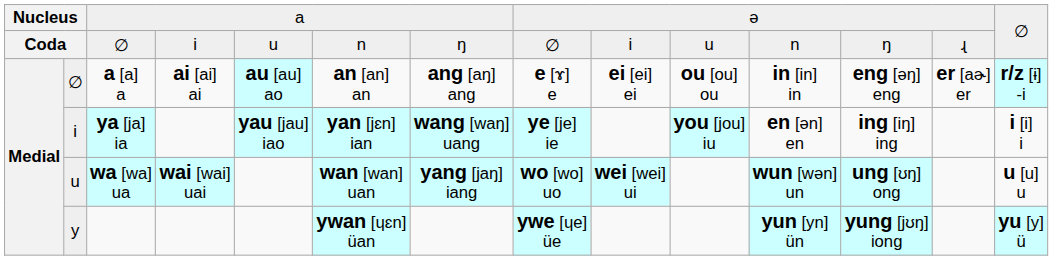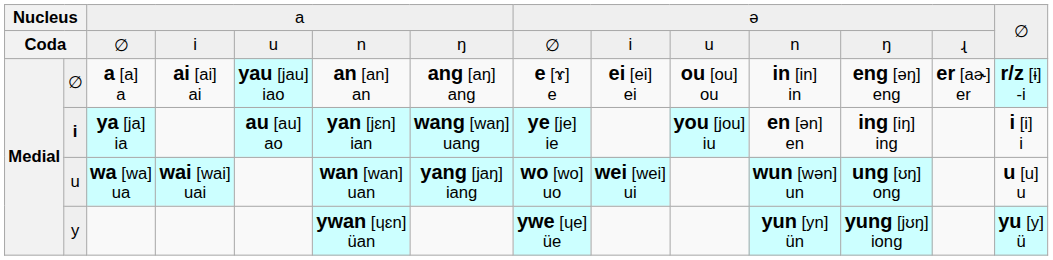(273, 82) au [au] ao -> (273, 82) yau [jau] iao
(75, 132) normal -> (75, 132) bold
(273, 132) yau [jau] iao -> (273, 132) au [au] ao
